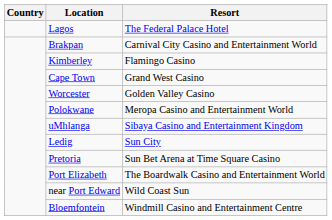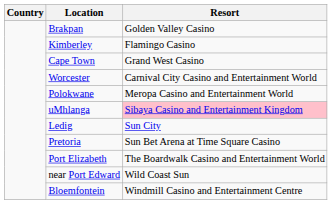- row: (61, 28)
(221, 45) Carnival City Casino and Entertainment World -> (170, 28) Golden Valley Casino
(170, 93) Golden Valley Casino -> (221, 77) Carnival City Casino and Entertainment World
(214, 126) no background -> (214, 110) pink background
